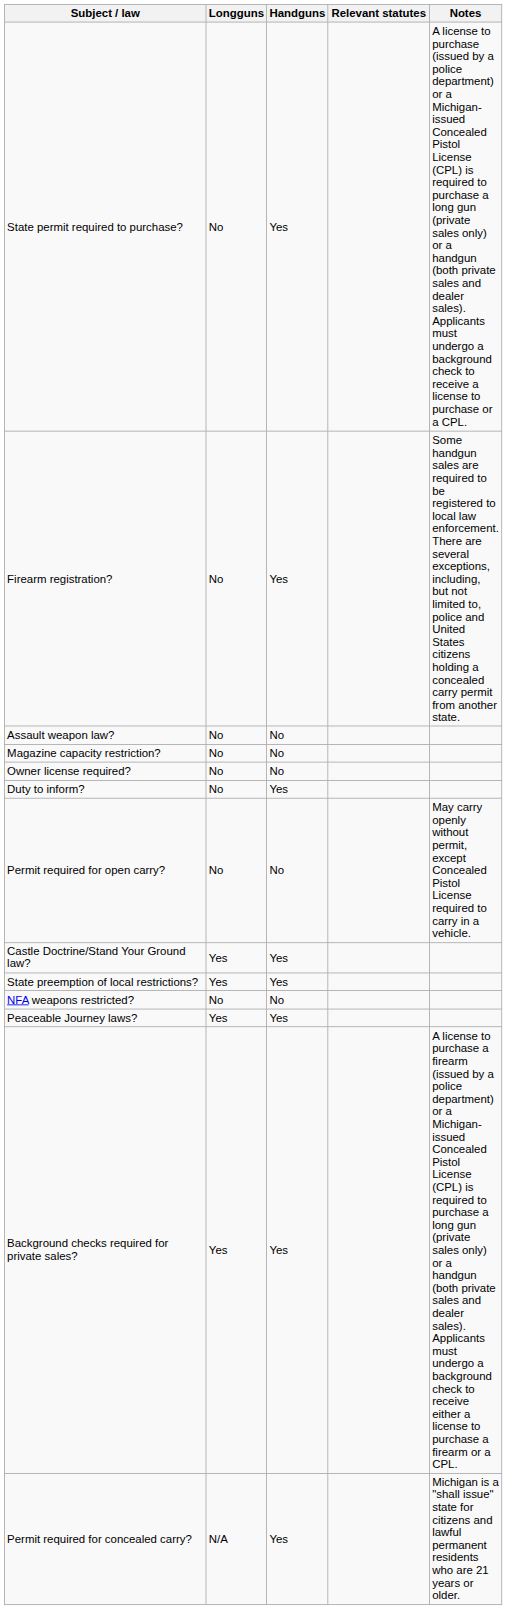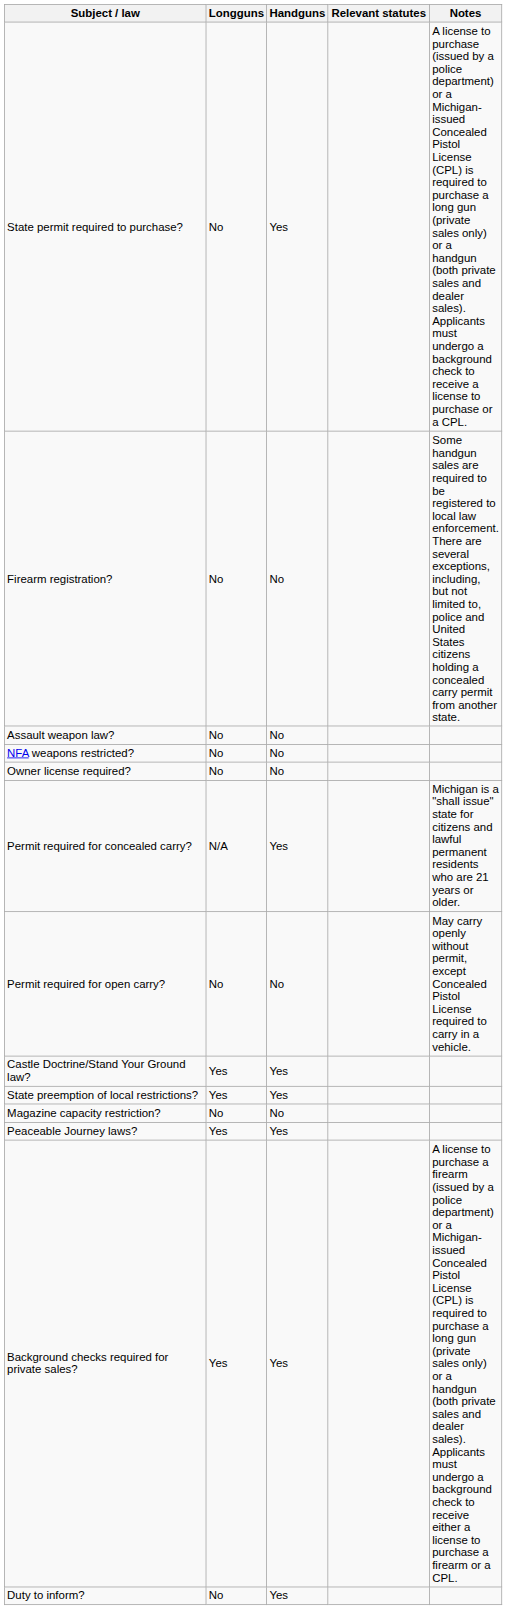(279, 578) Yes -> (277, 578) No
rows swapped: (84, 753) <-> (71, 999)
rows swapped: (99, 1539) <-> (46, 789)
